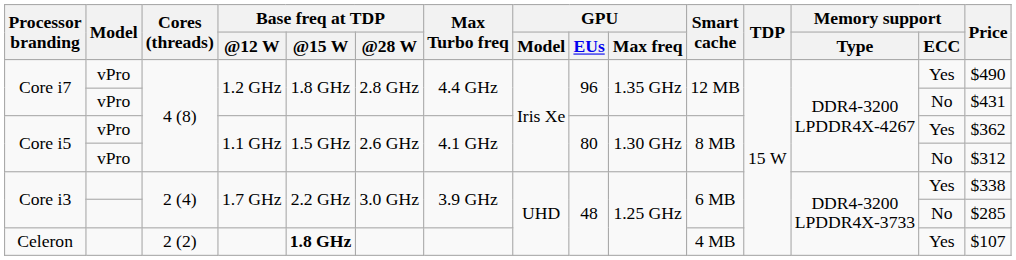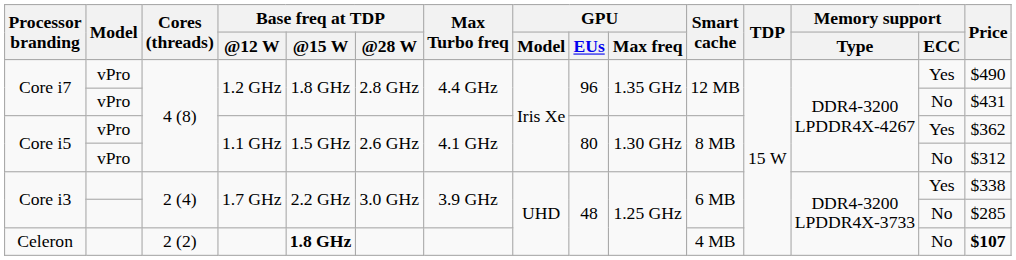(942, 241) Yes -> (942, 241) No
(988, 241) normal -> (988, 241) bold
